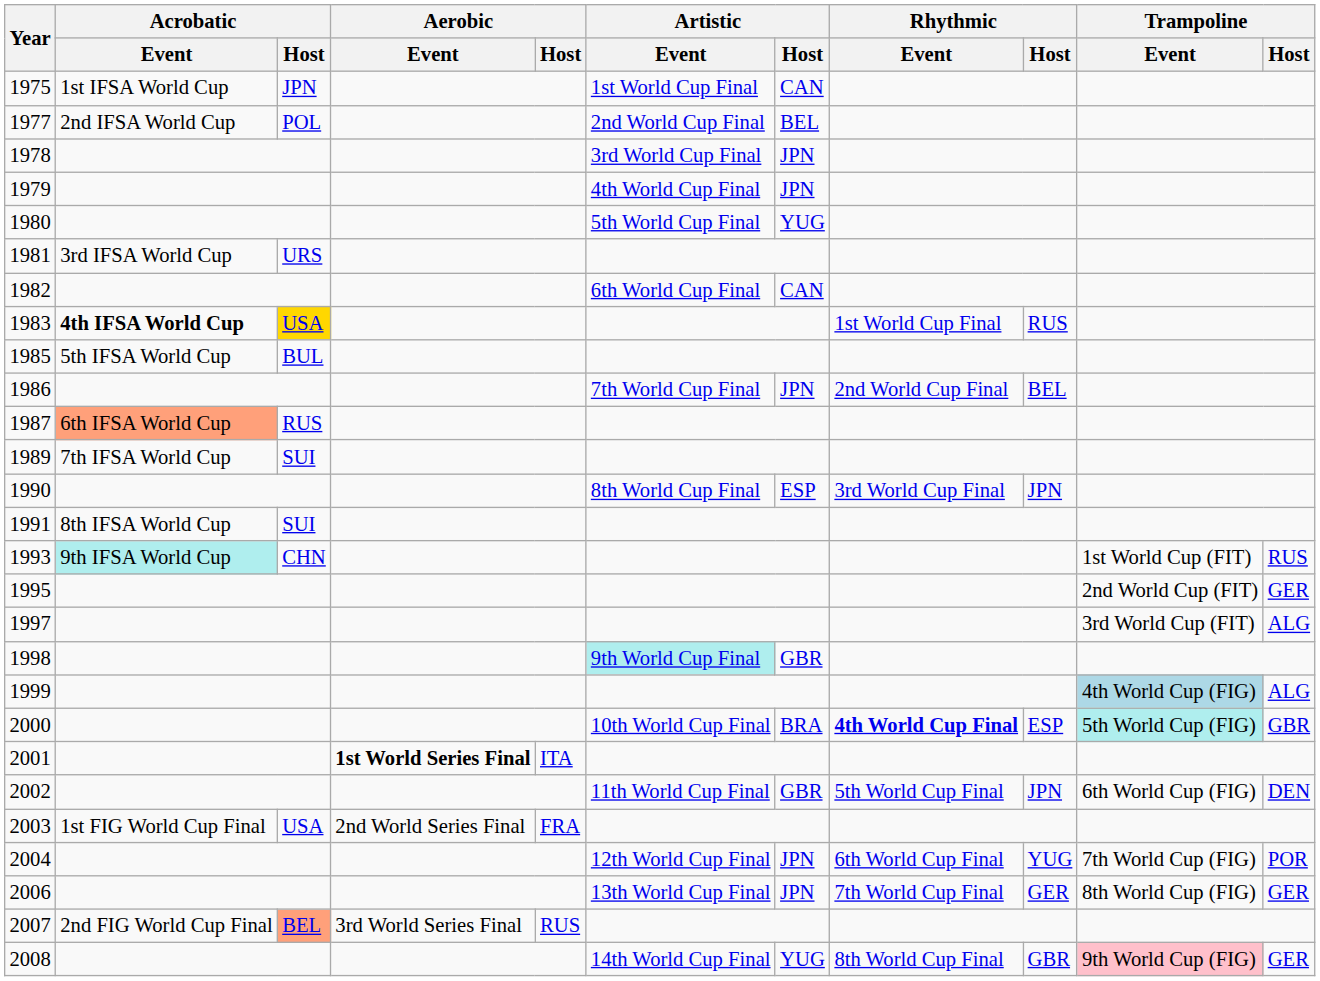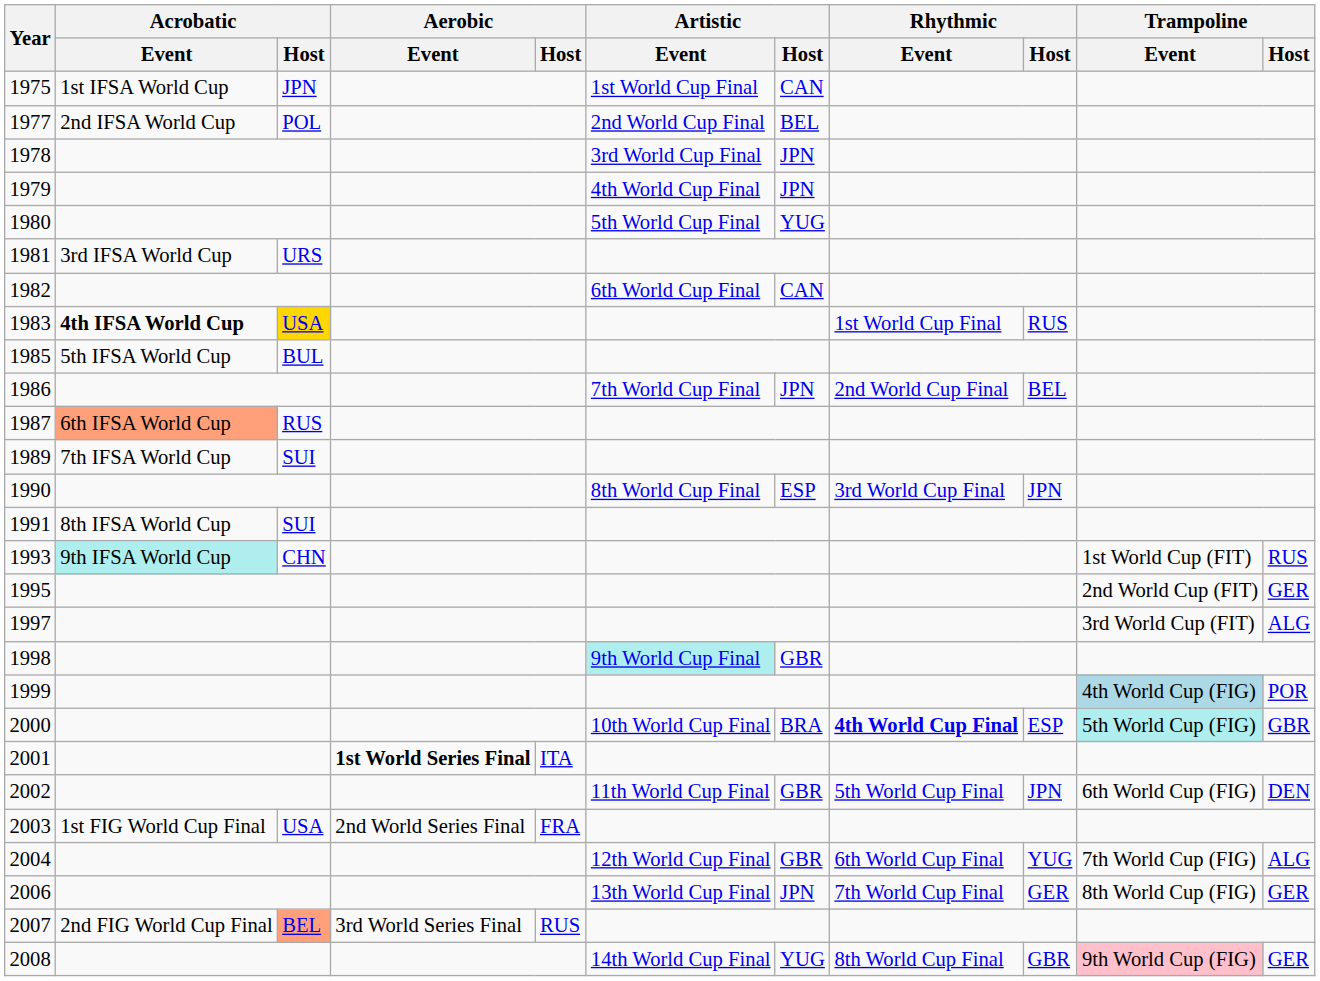(1289, 691) ALG -> (1288, 691) POR
(797, 858) JPN -> (801, 858) GBR
(1288, 858) POR -> (1289, 858) ALG
